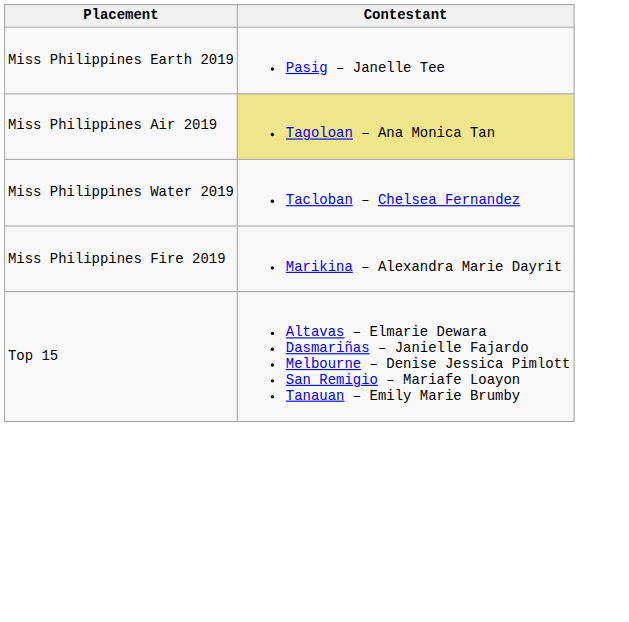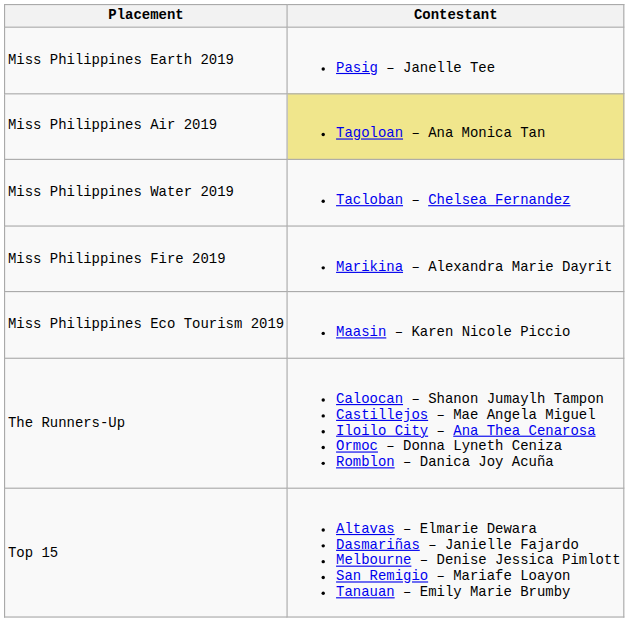+ row: (146, 326)
+ row: (67, 423)
